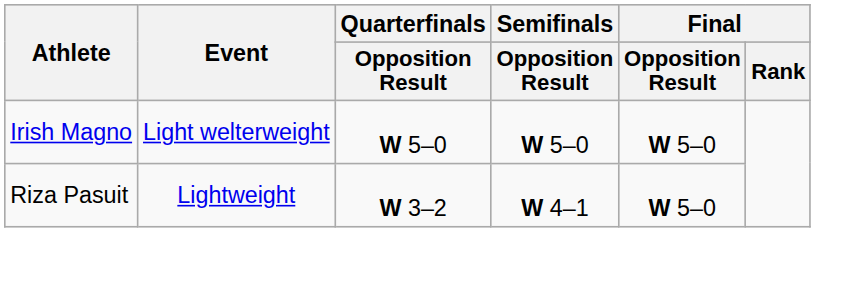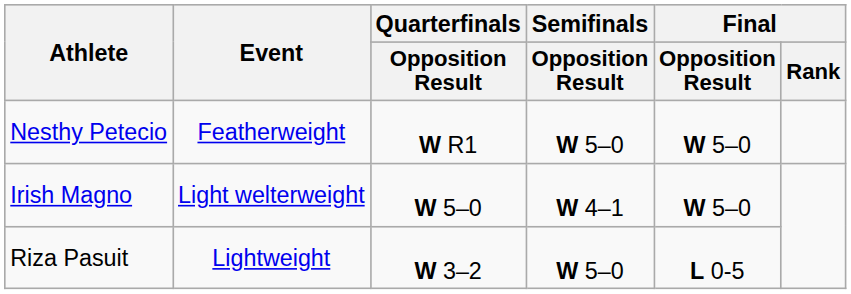+ row: (89, 133)
(555, 145) W 5–0 -> (590, 208) W 4–1
(555, 208) W 4–1 -> (590, 271) W 5–0
(682, 208) W 5–0 -> (717, 271) L 0-5
